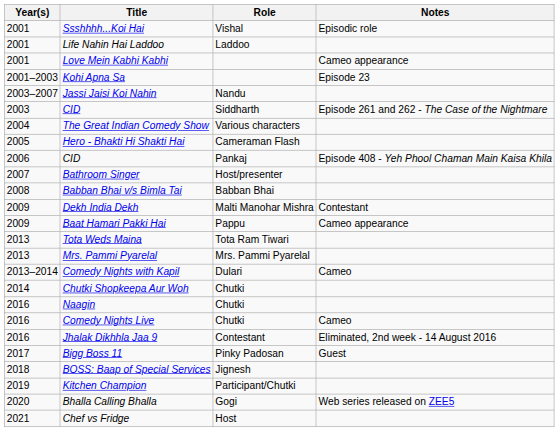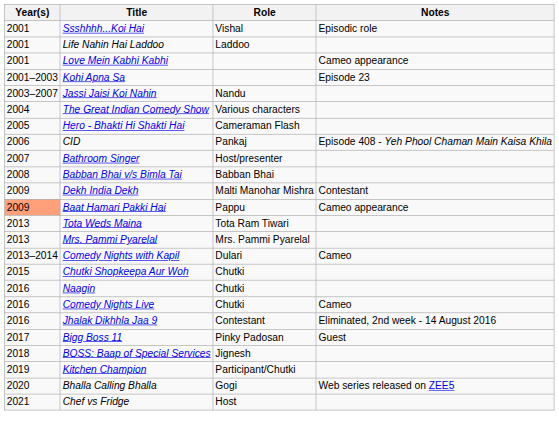- row: (71, 110)
(18, 223) no background -> (18, 207) lightsalmon background
(18, 288) 2014 -> (18, 272) 2015
